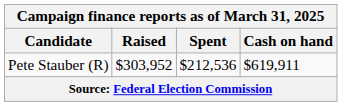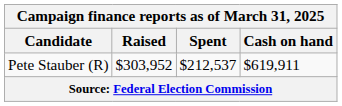(208, 64) $212,536 -> (208, 64) $212,537
